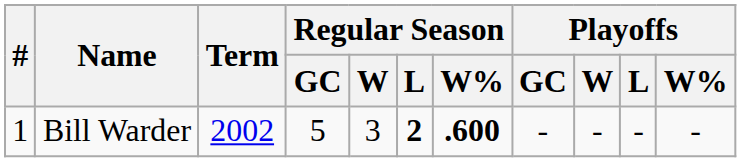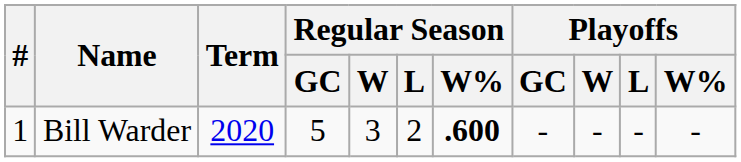(242, 130) 2002 -> (242, 130) 2020
(414, 130) bold -> (414, 130) normal
